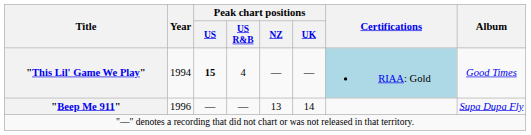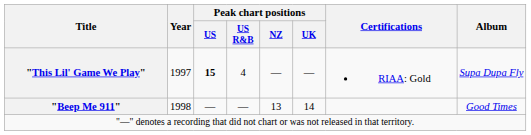(181, 73) 1994 -> (181, 73) 1997
(391, 79) lightblue background -> (391, 79) no background
(491, 73) Good Times -> (491, 73) Supa Dupa Fly
(181, 106) 1996 -> (181, 106) 1998
(491, 106) Supa Dupa Fly -> (491, 106) Good Times
